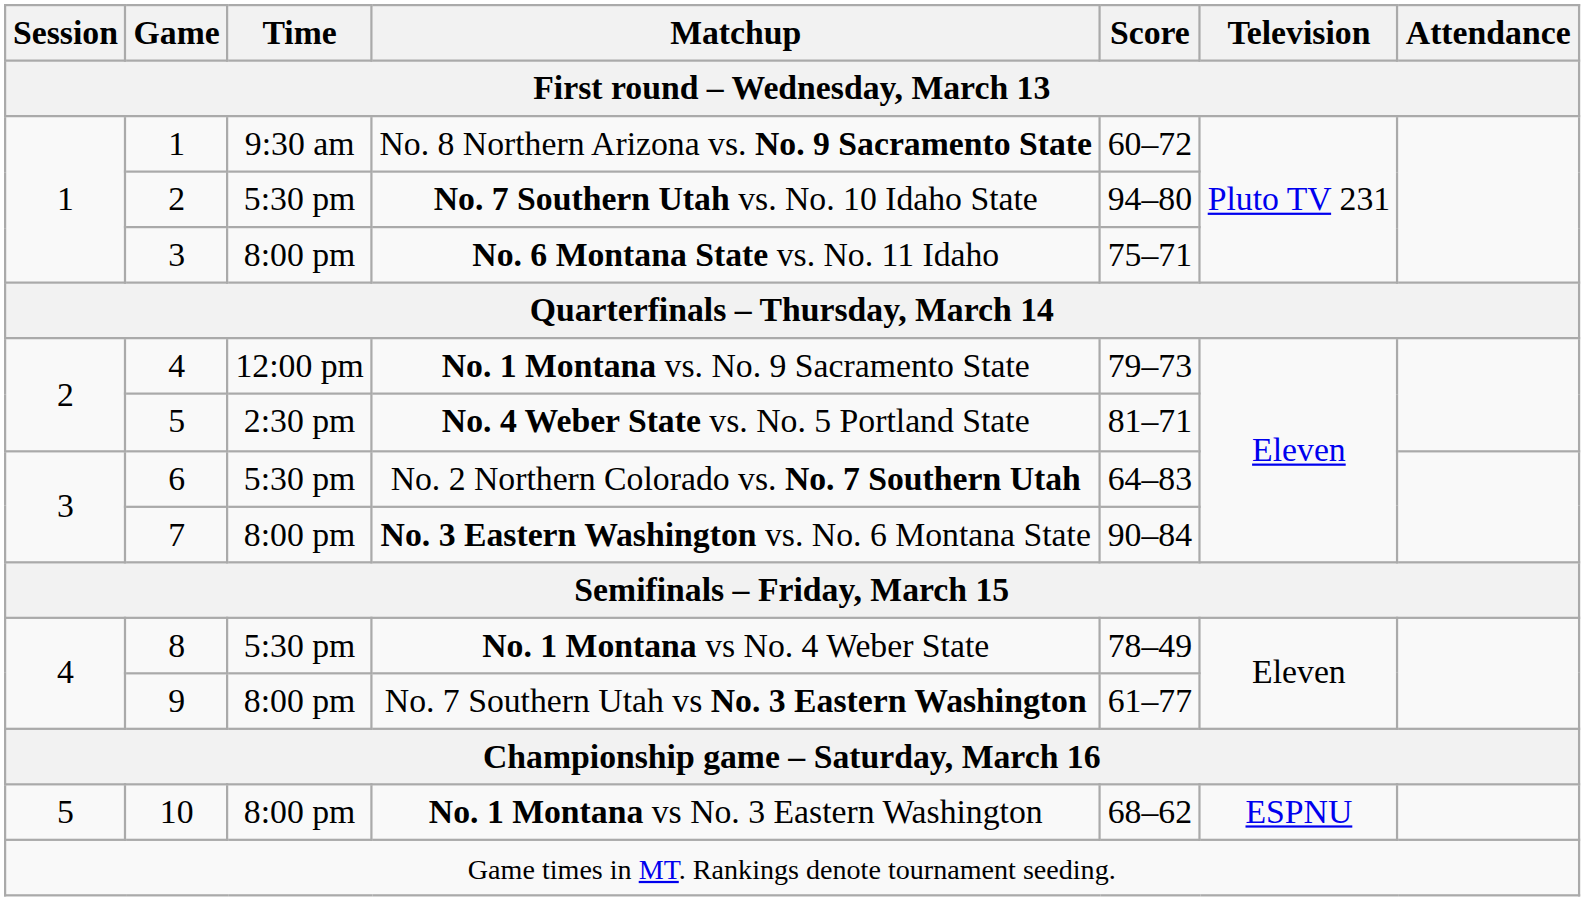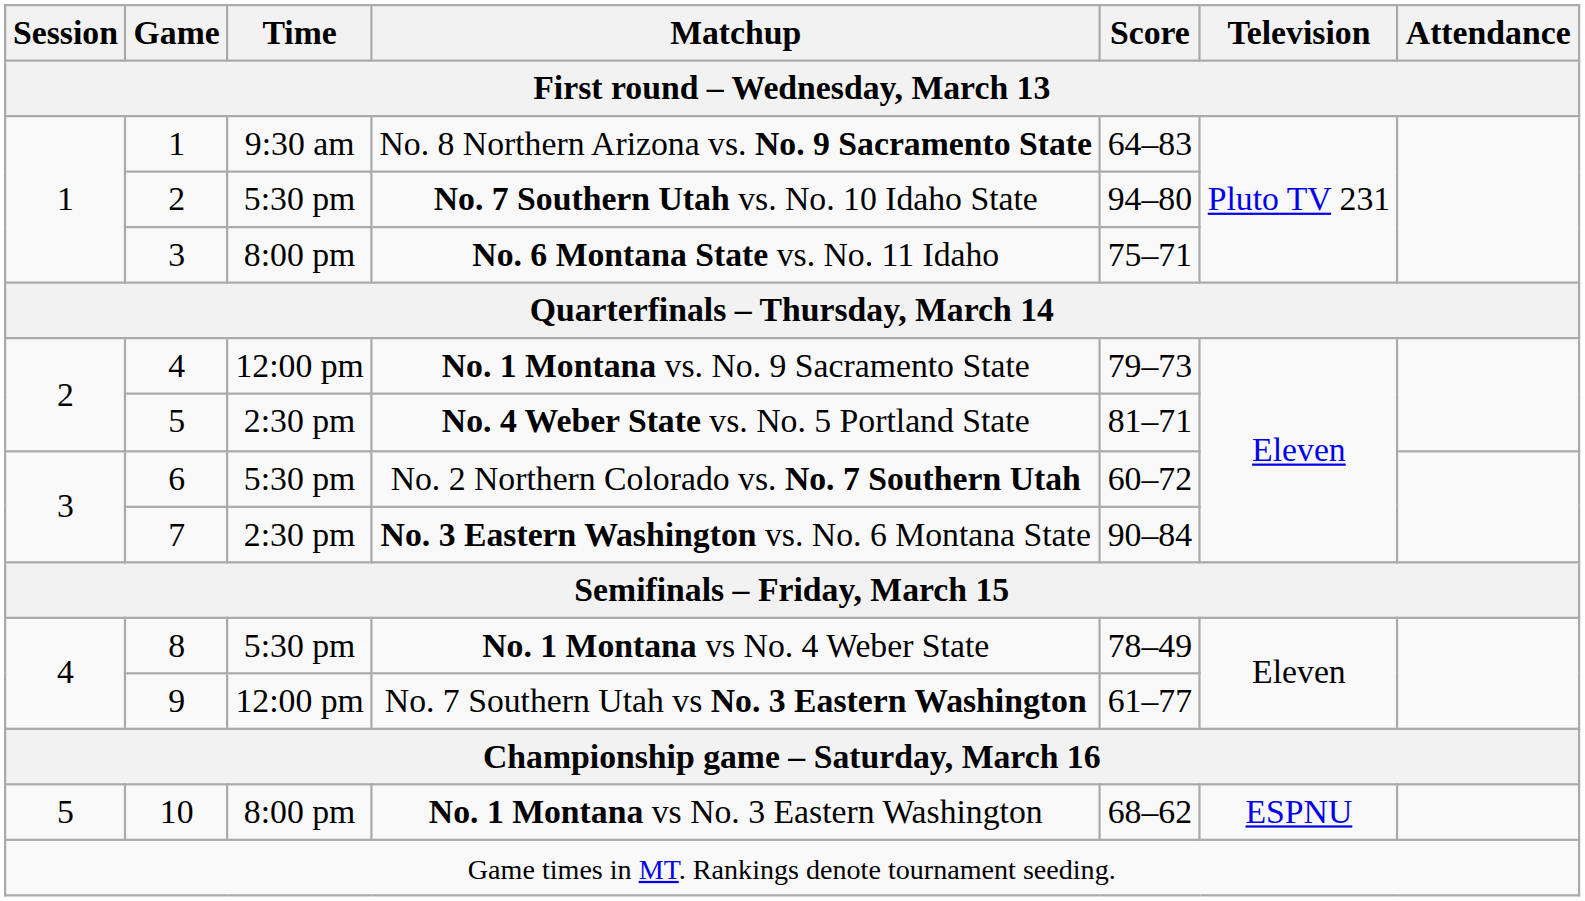(1150, 143) 60–72 -> (1150, 143) 64–83
(1150, 477) 64–83 -> (1150, 477) 60–72
(300, 533) 8:00 pm -> (300, 533) 2:30 pm
(300, 700) 8:00 pm -> (300, 700) 12:00 pm
